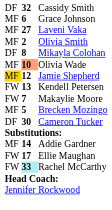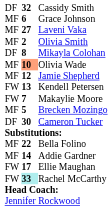(12, 76) gold background -> (12, 76) no background
+ row: (62, 144)
